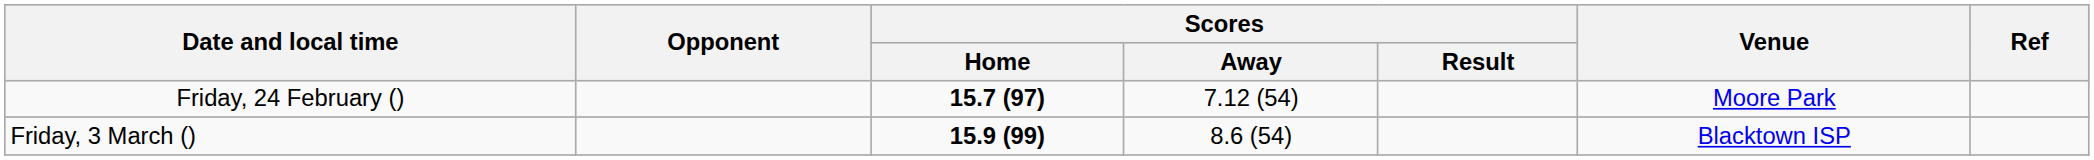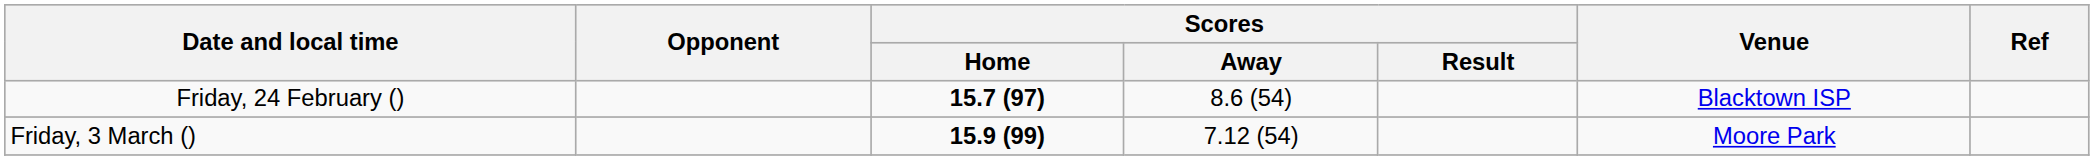(1251, 99) 7.12 (54) -> (1251, 99) 8.6 (54)
(1774, 99) Moore Park -> (1774, 99) Blacktown ISP
(1251, 137) 8.6 (54) -> (1251, 137) 7.12 (54)
(1774, 137) Blacktown ISP -> (1774, 137) Moore Park
